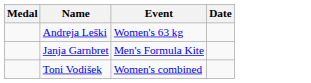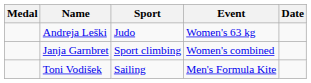+ column: (147, 13)
(159, 51) Men's Formula Kite -> (230, 51) Women's combined
(158, 69) Women's combined -> (231, 69) Men's Formula Kite
